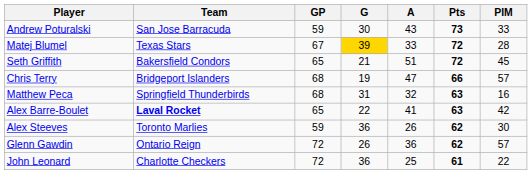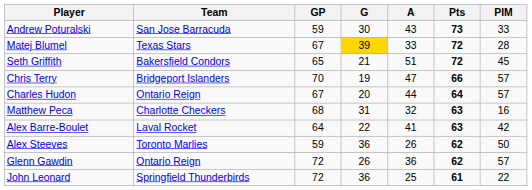(318, 78) 68 -> (318, 78) 70
+ row: (41, 95)
(193, 95) Springfield Thunderbirds -> (181, 111) Charlotte Checkers
(168, 111) bold -> (166, 128) normal
(318, 111) 65 -> (318, 128) 64
(503, 128) 30 -> (503, 144) 50
(181, 161) Charlotte Checkers -> (193, 177) Springfield Thunderbirds
